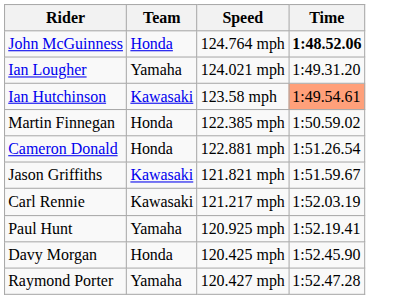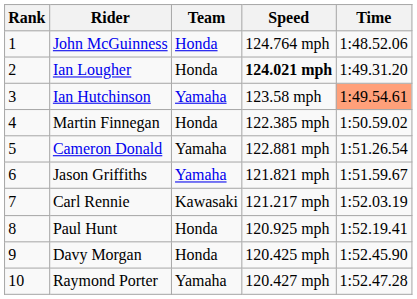+ column: (27, 17)
(327, 44) bold -> (374, 44) normal
(156, 70) Yamaha -> (196, 70) Honda
(243, 70) normal -> (289, 70) bold
(162, 96) Kawasaki -> (201, 96) Yamaha
(152, 149) Honda -> (201, 149) Yamaha
(162, 175) Kawasaki -> (201, 175) Yamaha
(156, 228) Yamaha -> (196, 228) Honda
